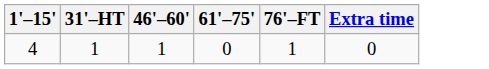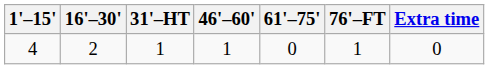+ column: (93, 19)
